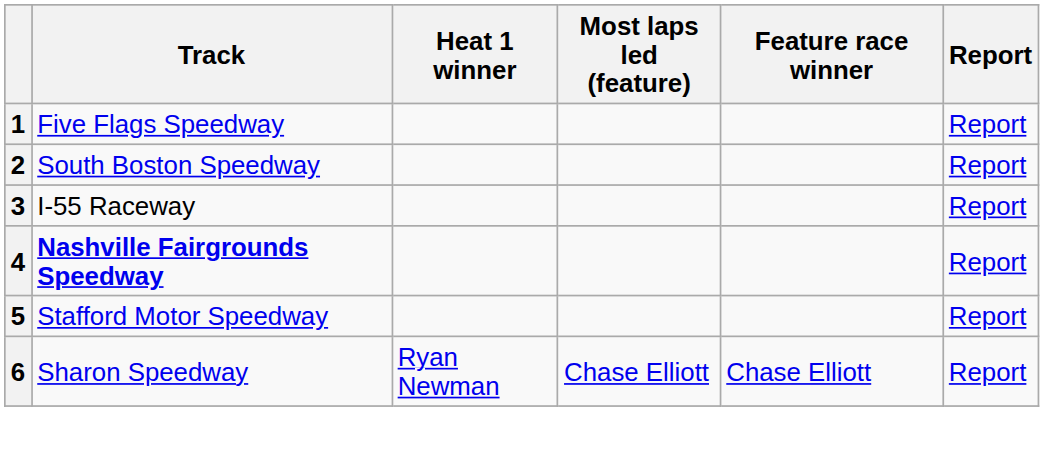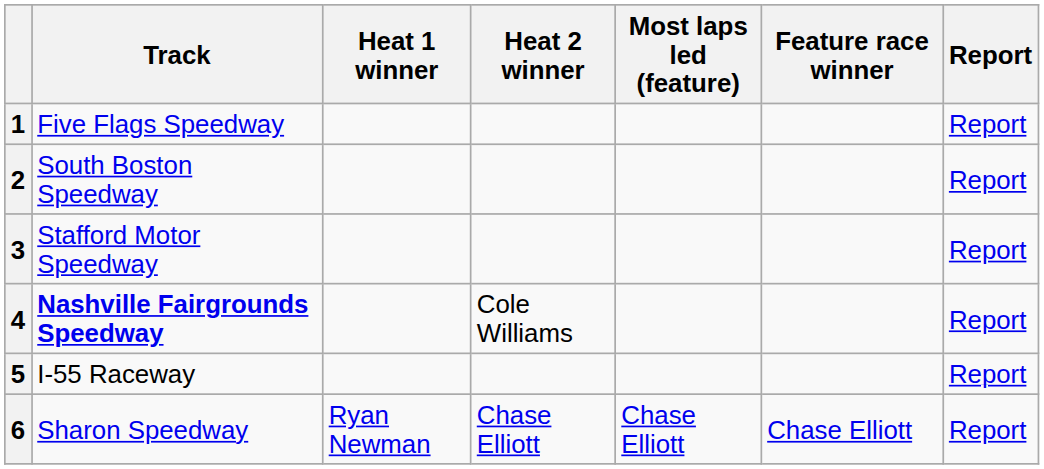+ column: (543, 54)
(116, 206) I-55 Raceway -> (119, 249) Stafford Motor Speedway
(183, 317) Stafford Motor Speedway -> (116, 375) I-55 Raceway
